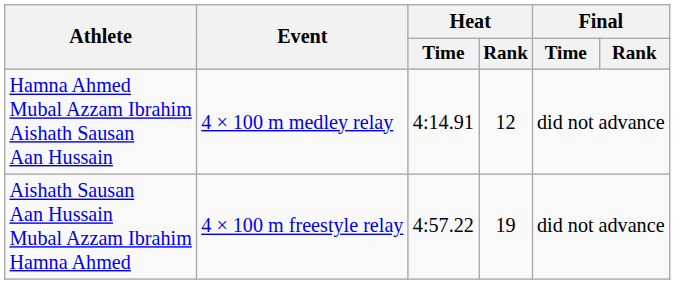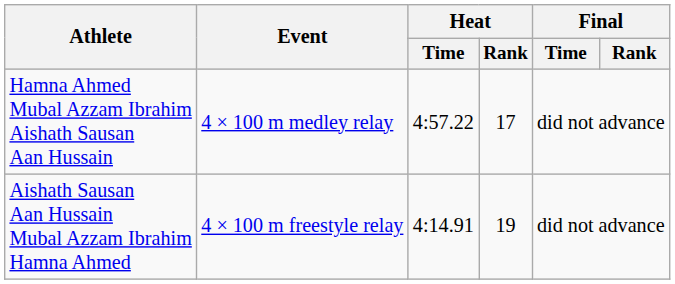(443, 121) 4:14.91 -> (443, 121) 4:57.22
(505, 121) 12 -> (505, 121) 17
(443, 226) 4:57.22 -> (443, 226) 4:14.91
